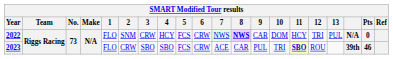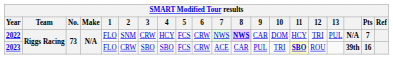(368, 35) 0 -> (368, 35) 7
(368, 48) 46 -> (368, 48) 16
